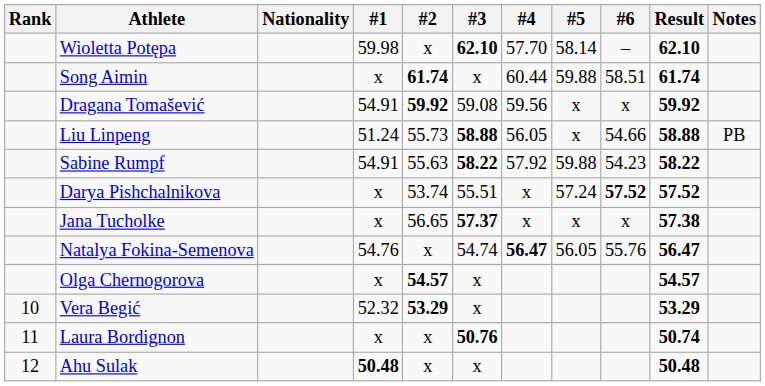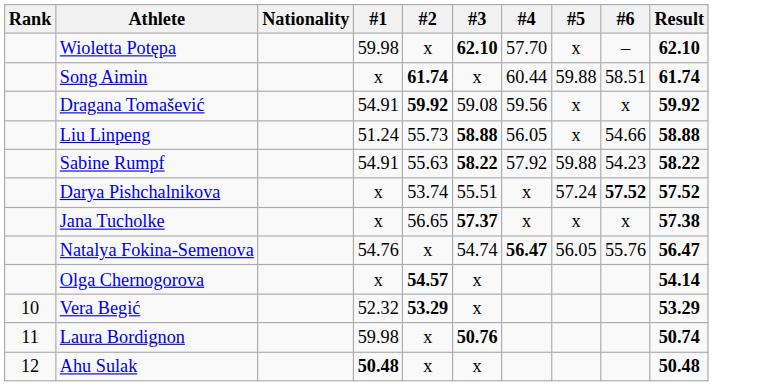- column: (734, 18)
(576, 47) 58.14 -> (576, 47) x
(679, 279) 54.57 -> (679, 279) 54.14
(378, 337) x -> (378, 337) 59.98
